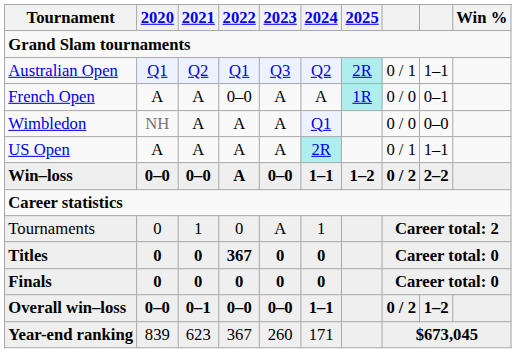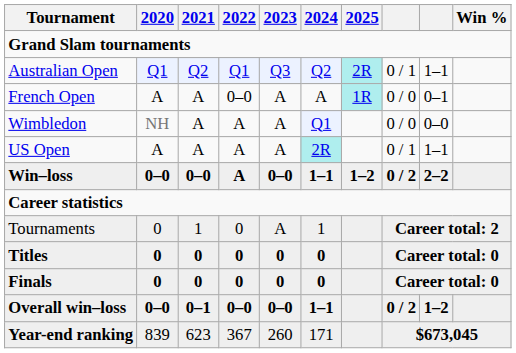(239, 255) 367 -> (239, 255) 0
